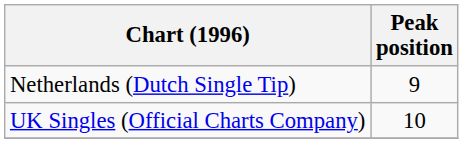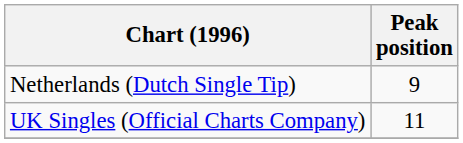(414, 120) 10 -> (414, 120) 11
